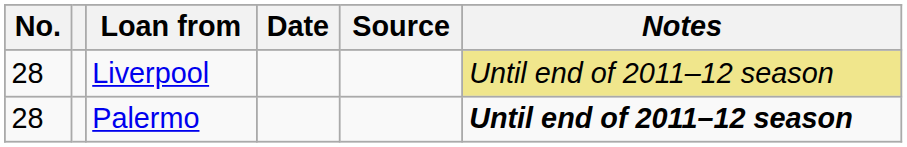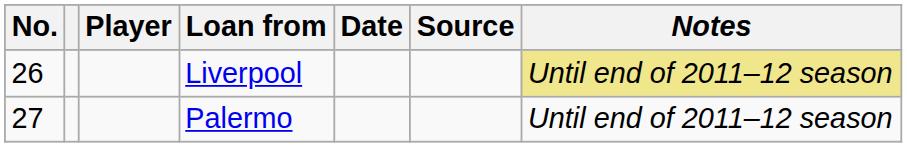+ column: (128, 27)
(28, 73) 28 -> (28, 73) 26
(28, 118) 28 -> (28, 118) 27
(661, 118) bold -> (710, 118) normal
